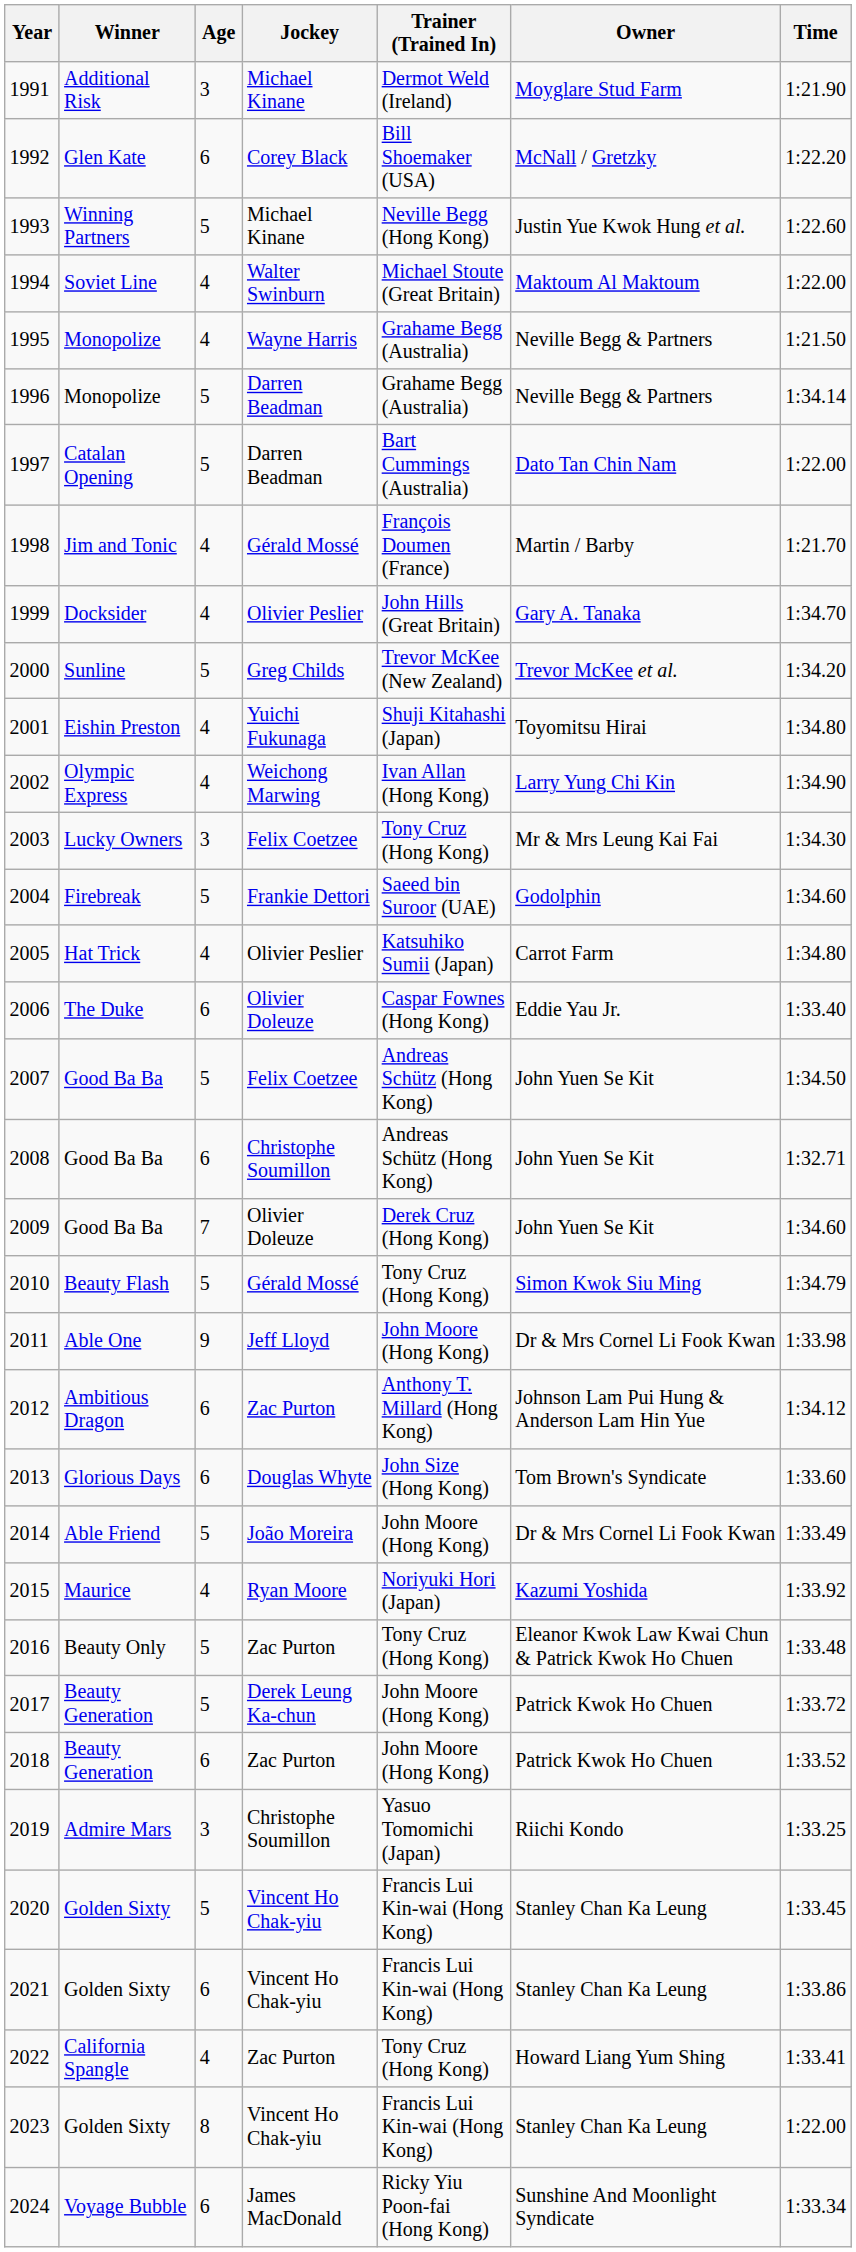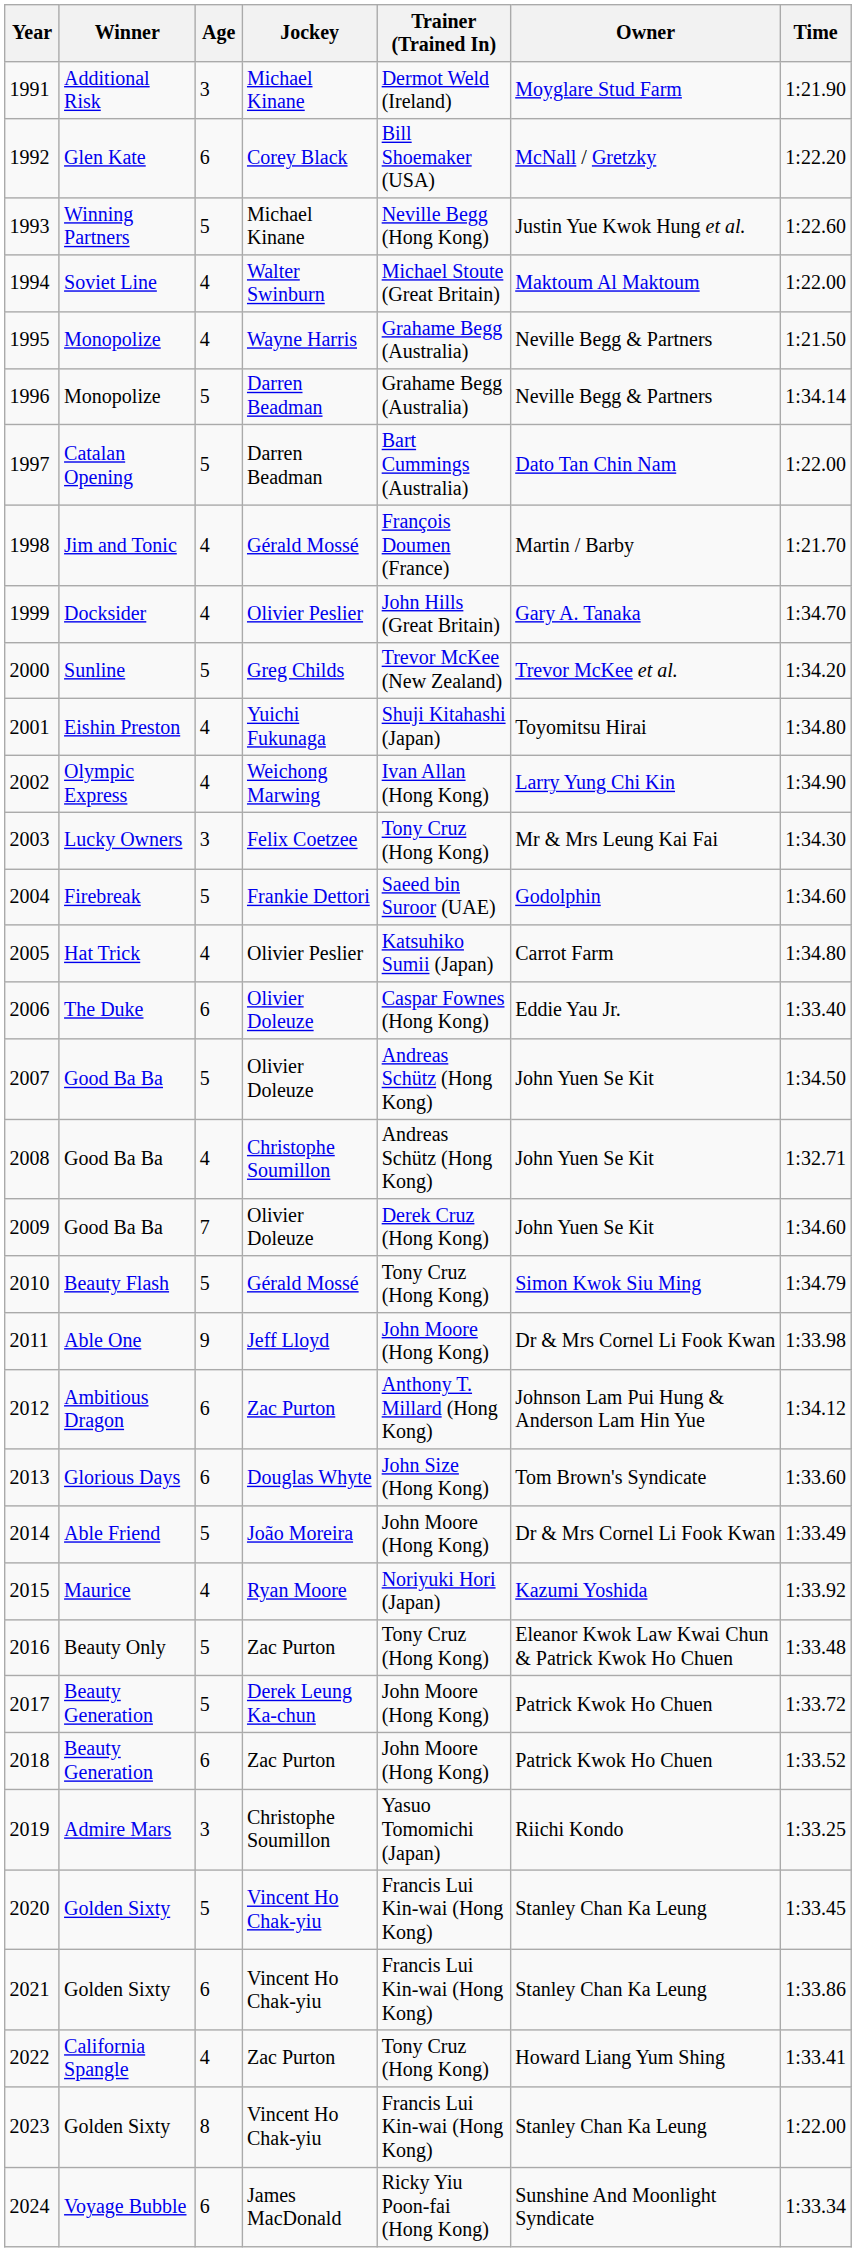(302, 1078) Felix Coetzee -> (280, 1078) Olivier Doleuze
(205, 1159) 6 -> (205, 1159) 4
